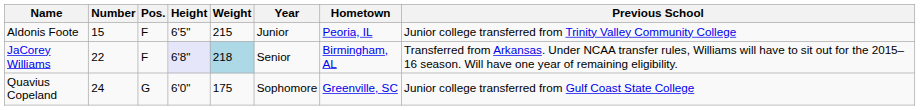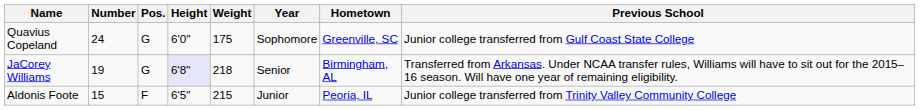rows swapped: (43, 32) <-> (32, 89)
(98, 57) 22 -> (98, 70) 19
(144, 57) F -> (145, 70) G
(222, 57) lightblue background -> (222, 70) no background
